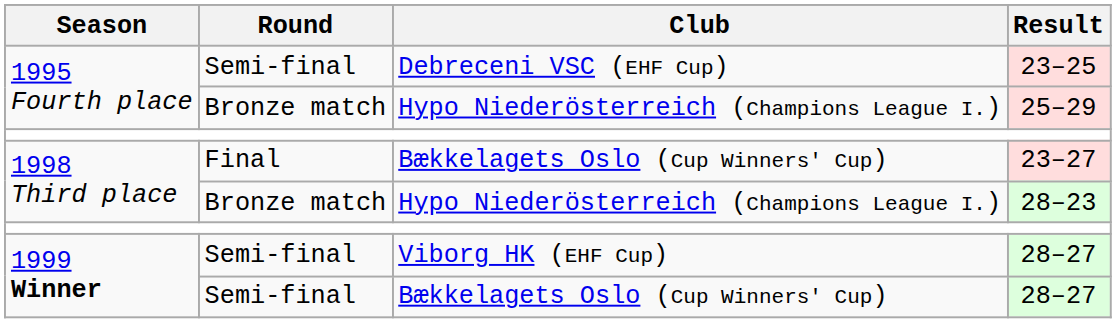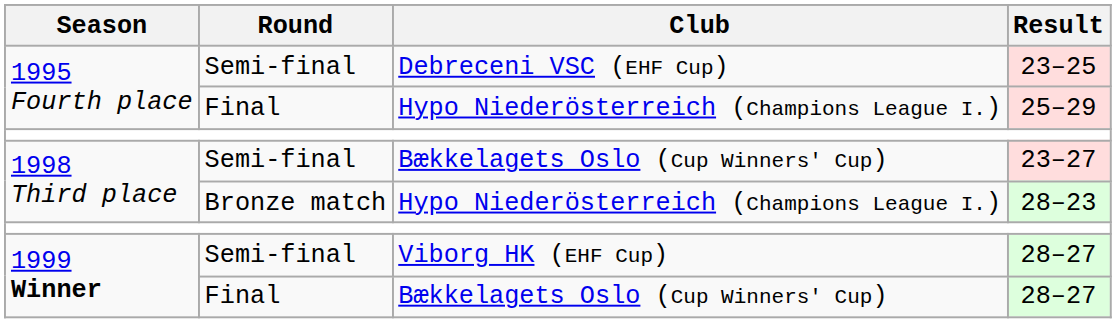(295, 108) Bronze match -> (242, 108) Final
(242, 161) Final -> (280, 161) Semi-final
(280, 296) Semi-final -> (242, 296) Final
